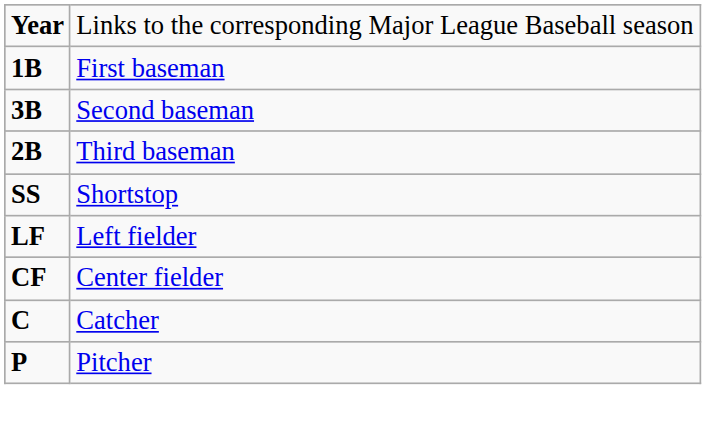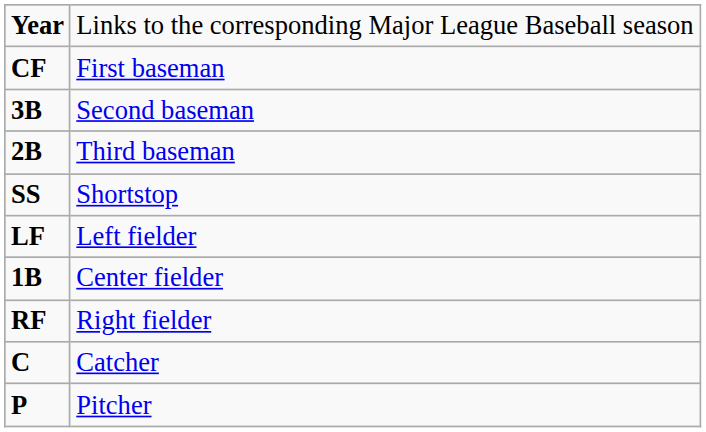(26, 67) 1B -> (29, 67) CF
(29, 278) CF -> (26, 278) 1B
+ row: (144, 320)
